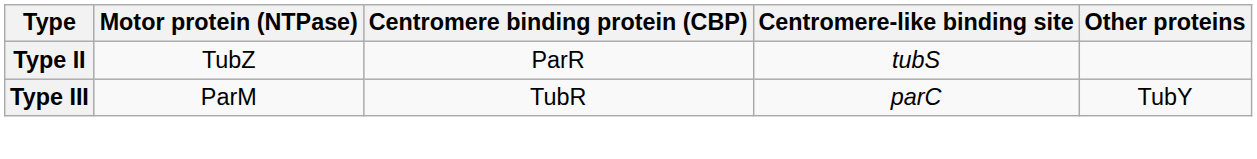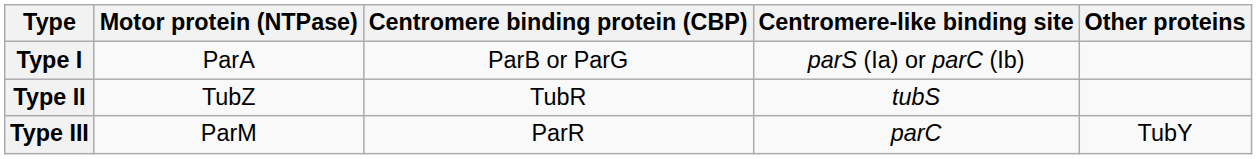+ row: (49, 60)
(558, 60) ParR -> (558, 97) TubR
(558, 97) TubR -> (558, 134) ParR
